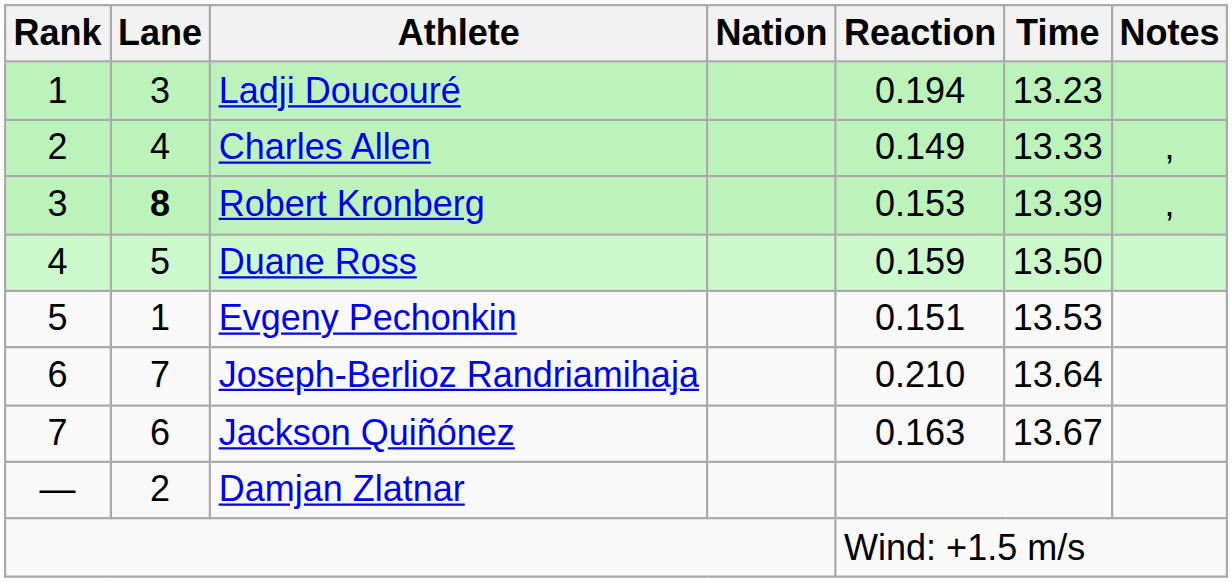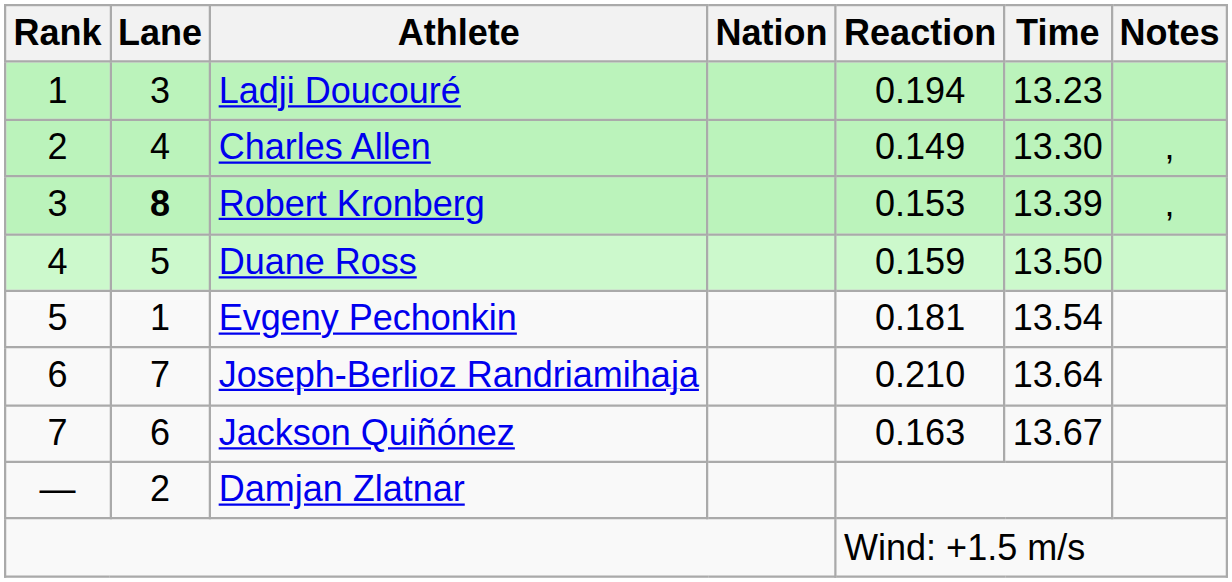(1058, 147) 13.33 -> (1058, 147) 13.30
(920, 318) 0.151 -> (920, 318) 0.181
(1058, 318) 13.53 -> (1058, 318) 13.54
